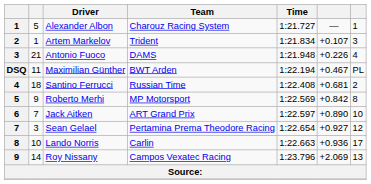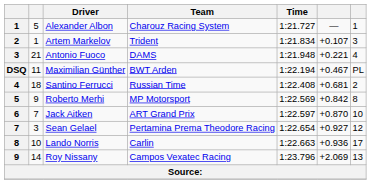(334, 55) +0.226 -> (334, 55) +0.221
(334, 113) +0.890 -> (334, 113) +0.870
